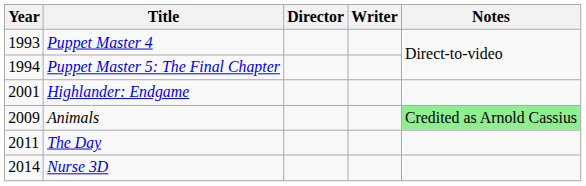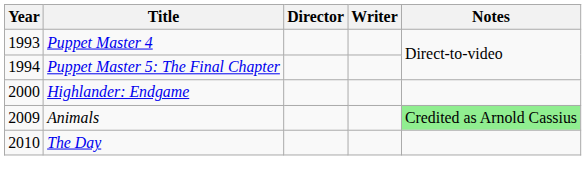(24, 92) 2001 -> (24, 92) 2000
(24, 142) 2011 -> (24, 142) 2010
- row: (78, 167)
